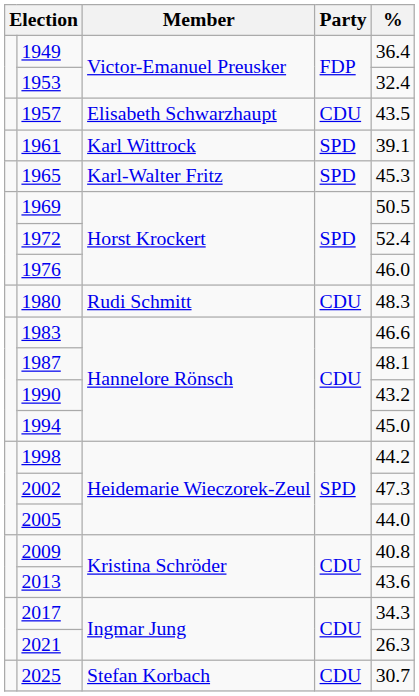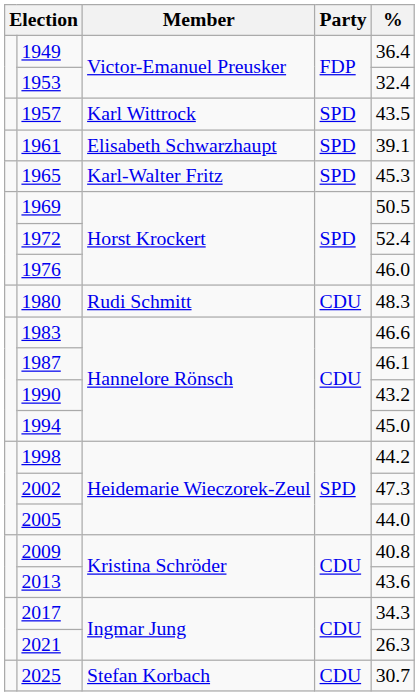(182, 113) Elisabeth Schwarzhaupt -> (141, 113) Karl Wittrock
(340, 113) CDU -> (338, 113) SPD
(141, 144) Karl Wittrock -> (182, 144) Elisabeth Schwarzhaupt
(393, 363) 48.1 -> (393, 363) 46.1
